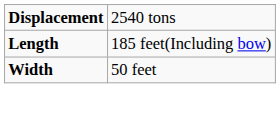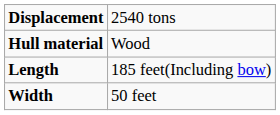+ row: (56, 43)
